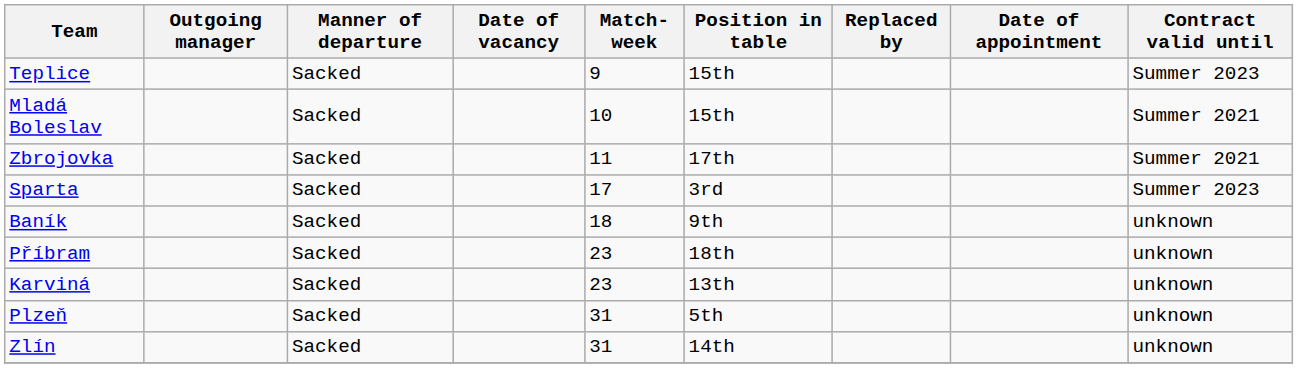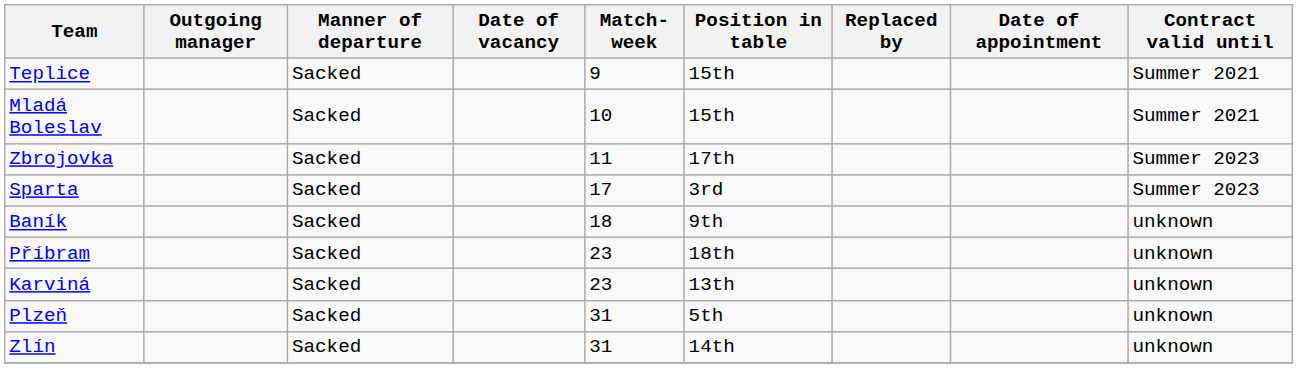(1196, 74) Summer 2023 -> (1196, 74) Summer 2021
(1196, 159) Summer 2021 -> (1196, 159) Summer 2023
